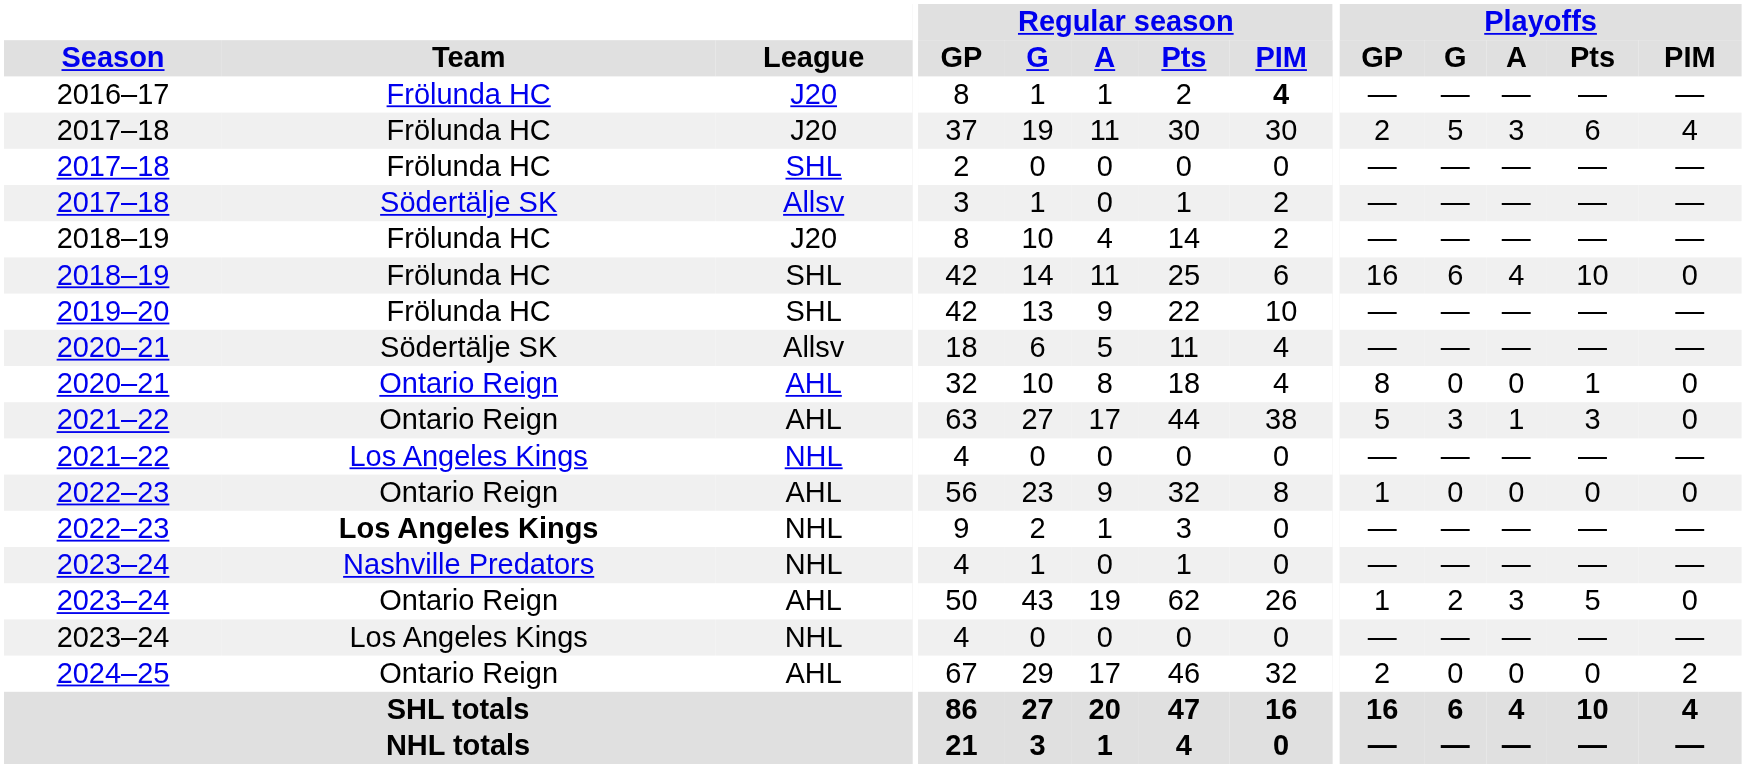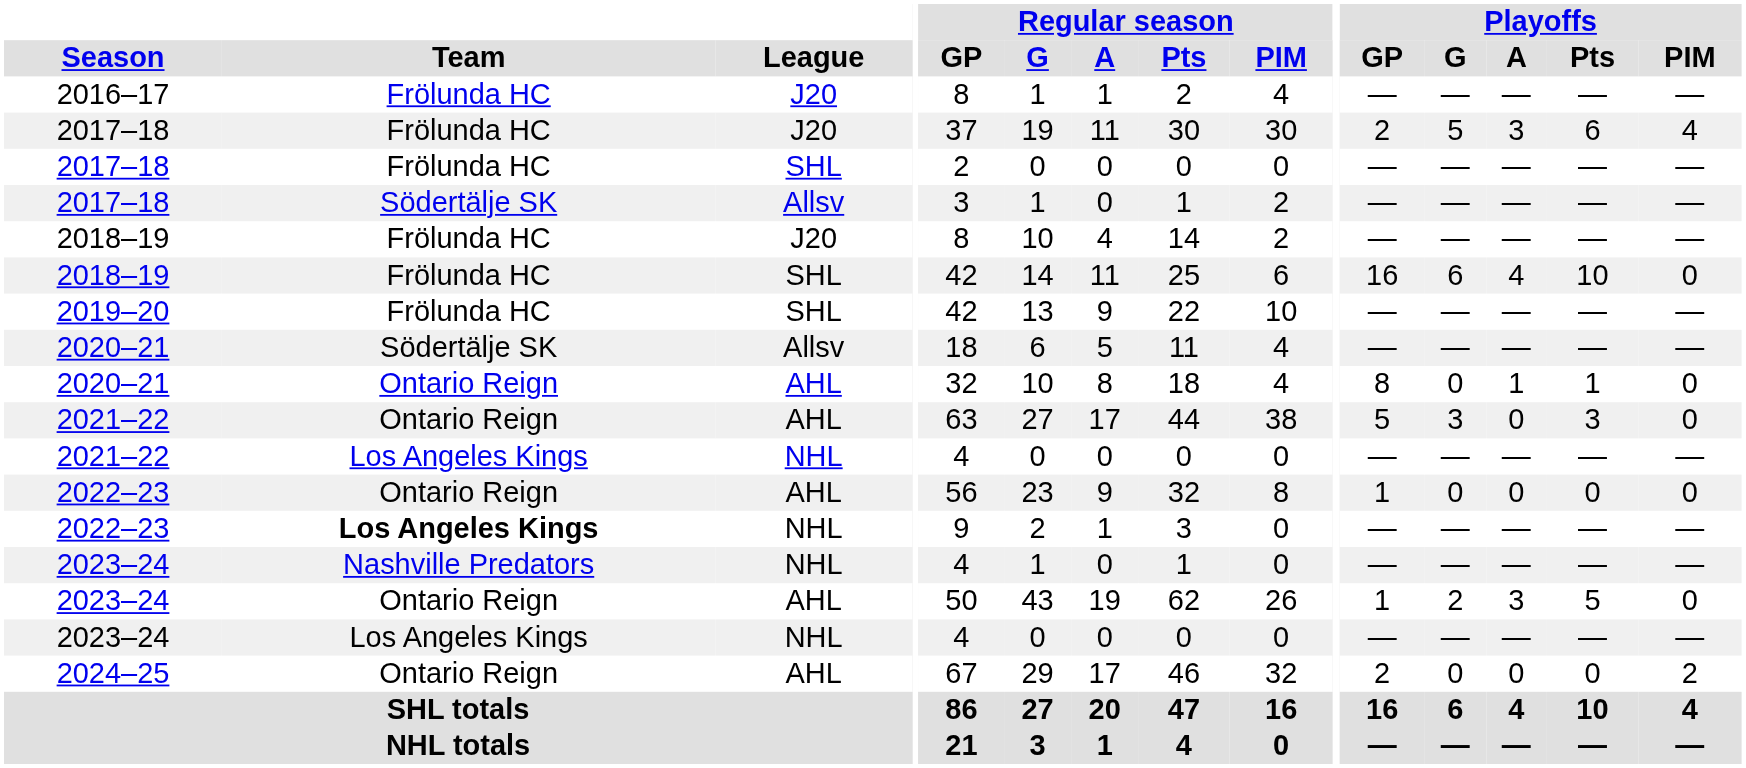(1281, 94) bold -> (1281, 94) normal
(1516, 383) 0 -> (1516, 383) 1
(1516, 419) 1 -> (1516, 419) 0
